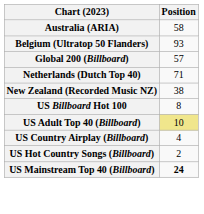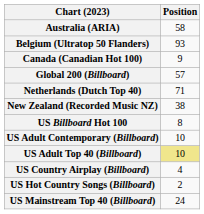+ row: (83, 59)
+ row: (83, 138)
(179, 169) bold -> (180, 201) normal
